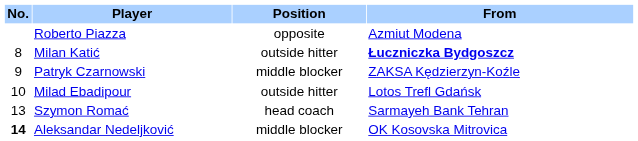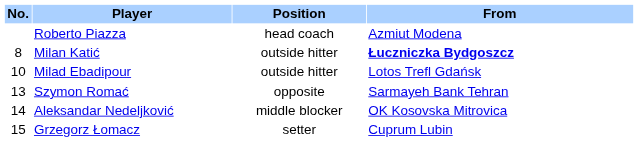(299, 33) opposite -> (299, 33) head coach
- row: (90, 72)
(299, 110) head coach -> (299, 91) opposite
(18, 130) bold -> (18, 110) normal
+ row: (87, 130)
